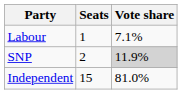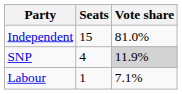rows swapped: (40, 78) <-> (27, 36)
(83, 57) 2 -> (83, 57) 4
